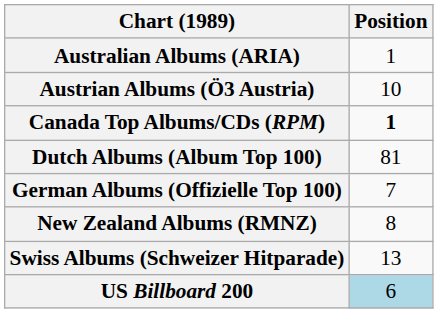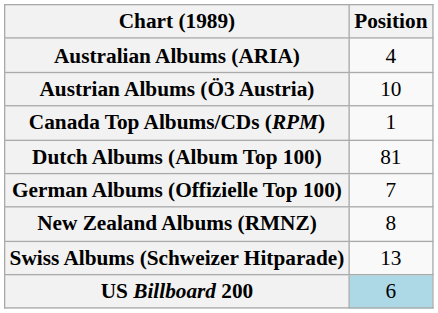(391, 55) 1 -> (391, 55) 4
(391, 122) bold -> (391, 122) normal
